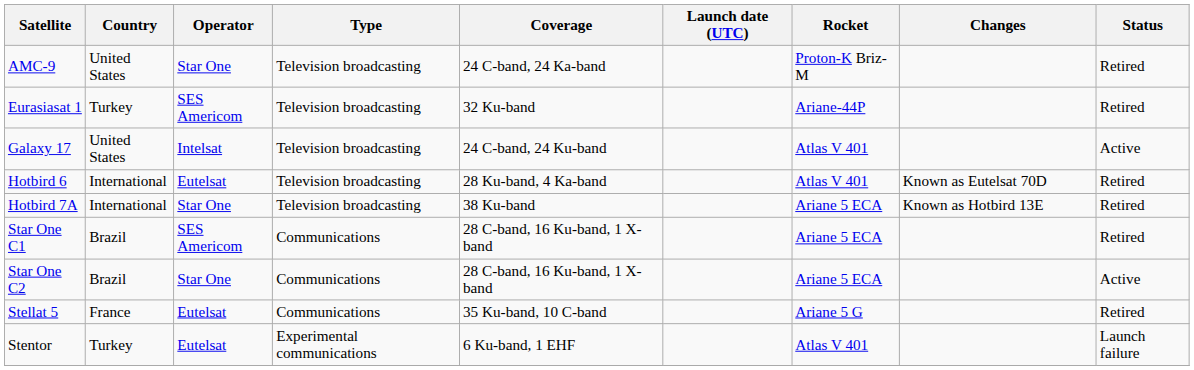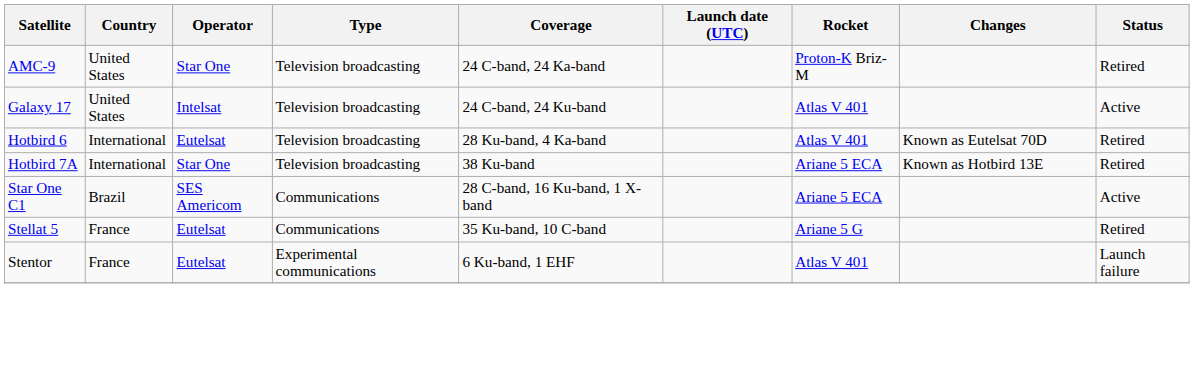- row: (45, 107)
(1122, 238) Retired -> (1120, 196) Active
- row: (35, 279)
(111, 344) Turkey -> (109, 262) France
